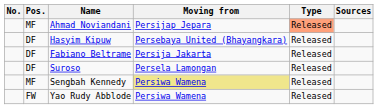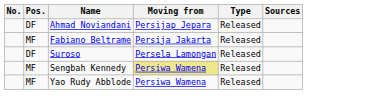(31, 25) MF -> (31, 25) DF
(312, 25) lightsalmon background -> (241, 25) no background
- row: (80, 39)
(31, 54) DF -> (31, 39) MF
(31, 96) FW -> (31, 82) MF
